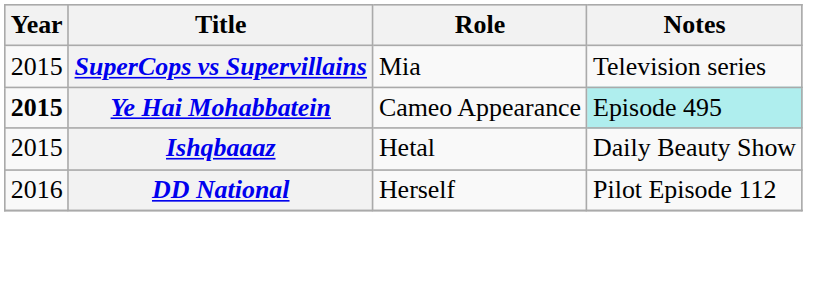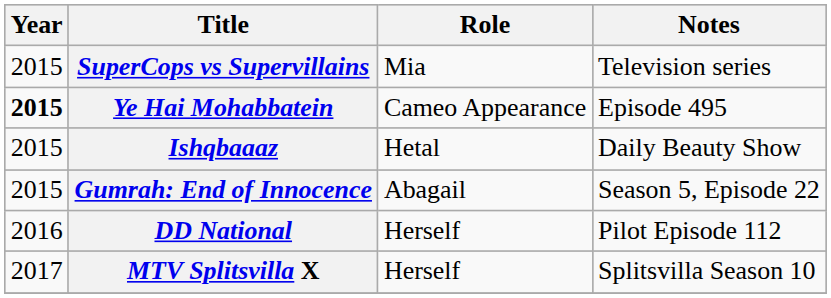(658, 107) paleturquoise background -> (663, 107) no background
+ row: (223, 189)
+ row: (223, 271)
